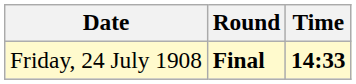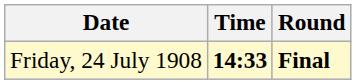columns swapped: (318, 23) <-> (246, 23)
